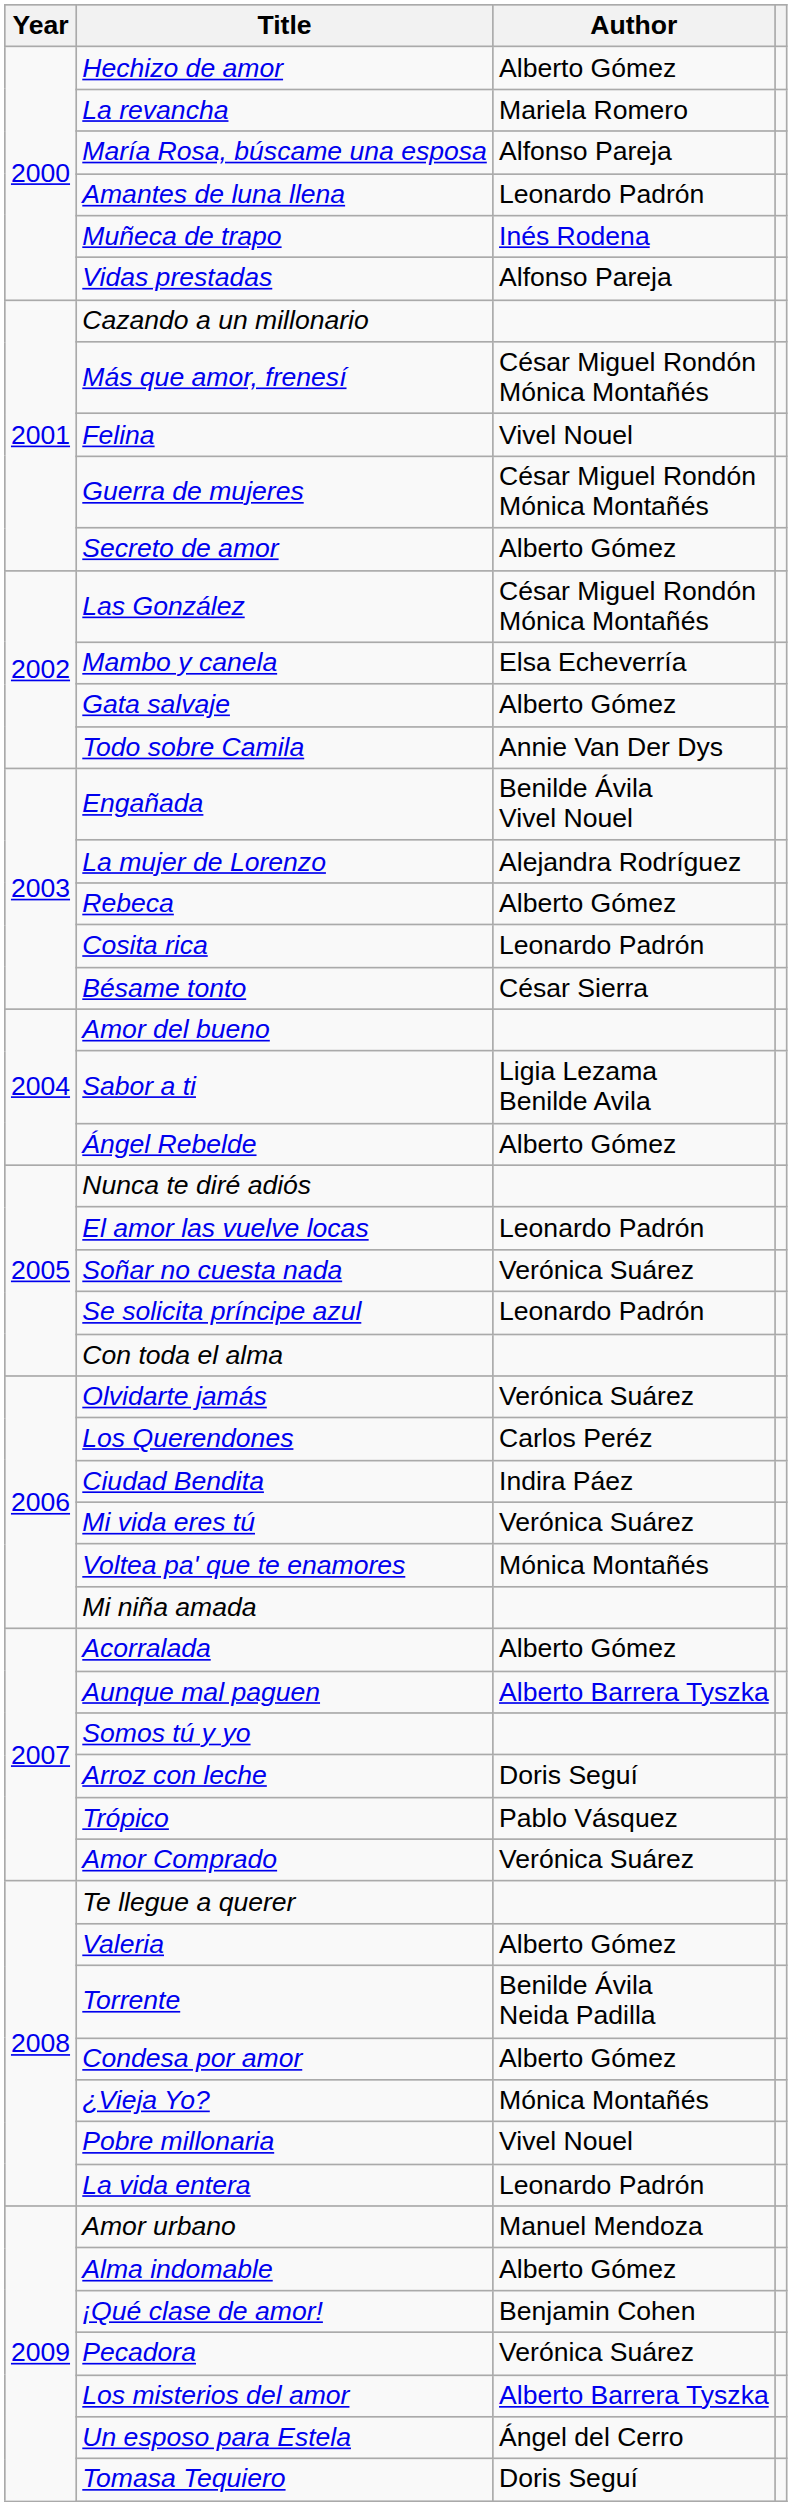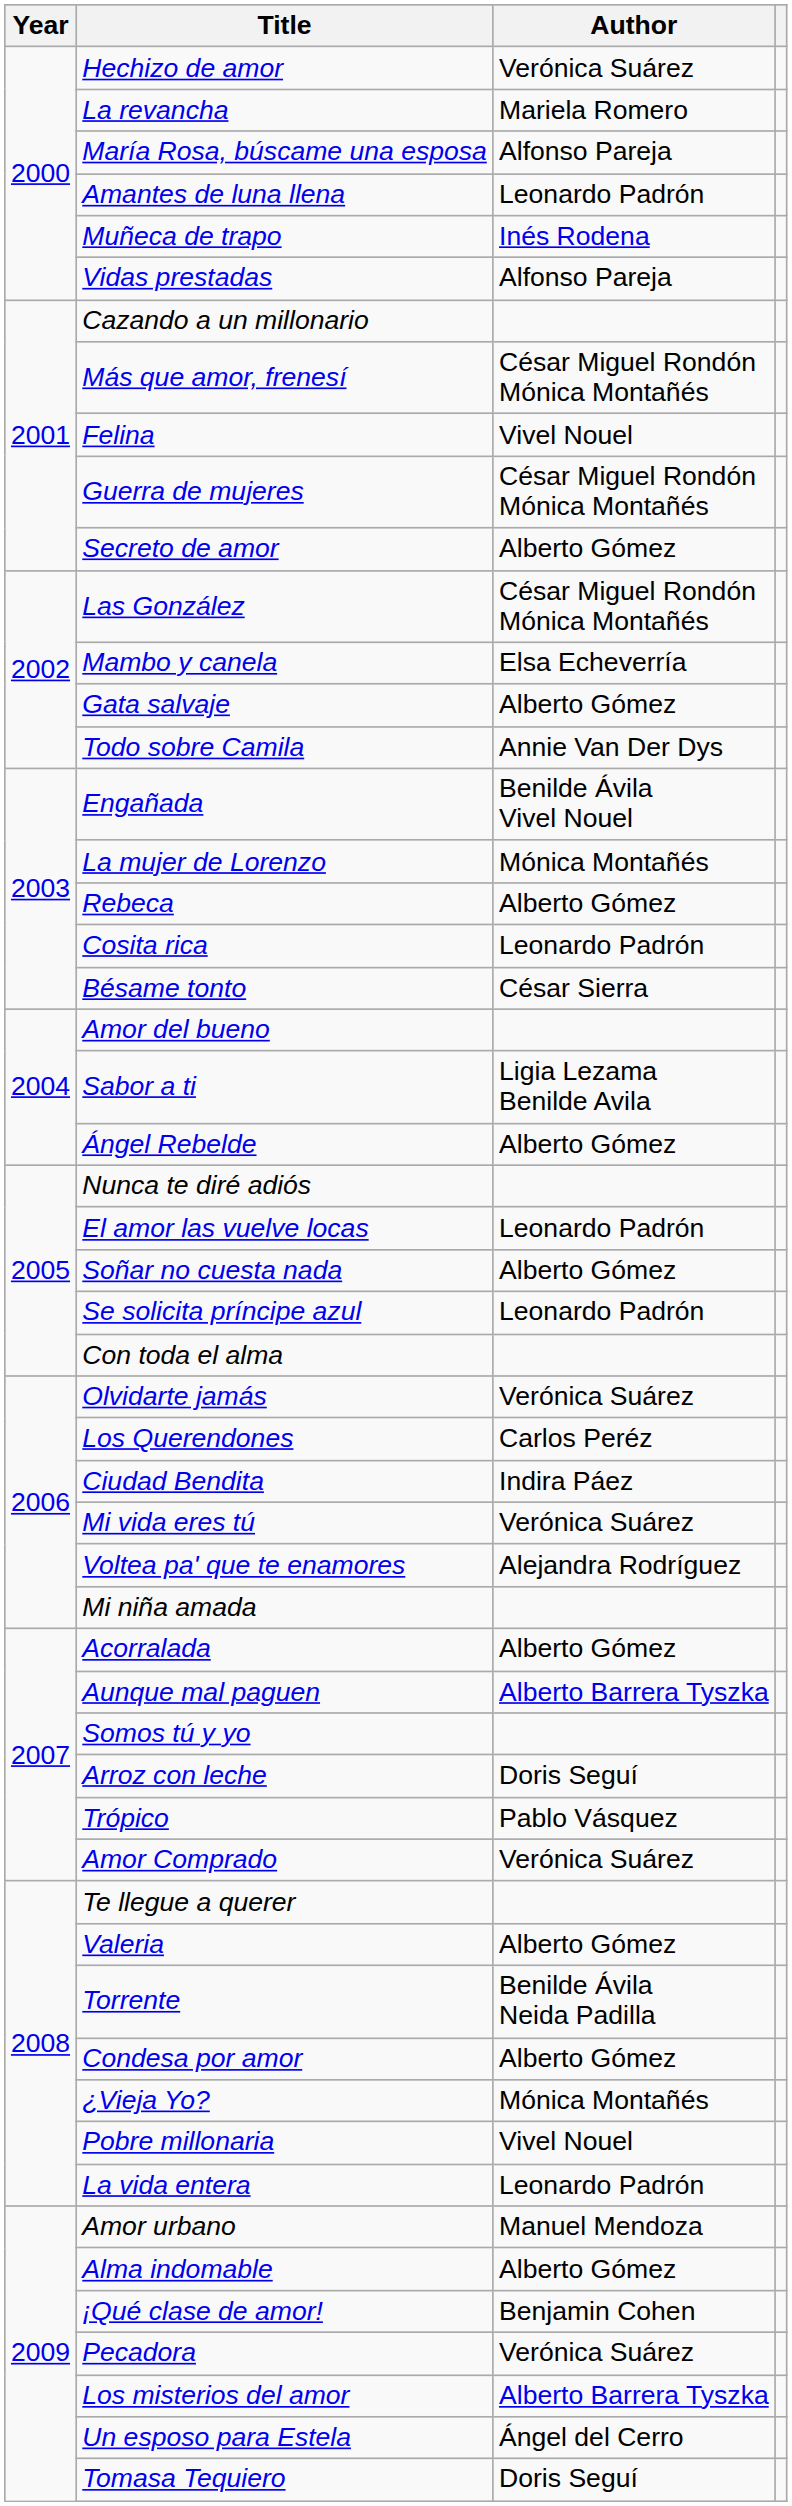(588, 67) Alberto Gómez -> (596, 67) Verónica Suárez
(620, 861) Alejandra Rodríguez -> (604, 861) Mónica Montañés
(596, 1270) Verónica Suárez -> (588, 1270) Alberto Gómez
(604, 1565) Mónica Montañés -> (620, 1565) Alejandra Rodríguez
